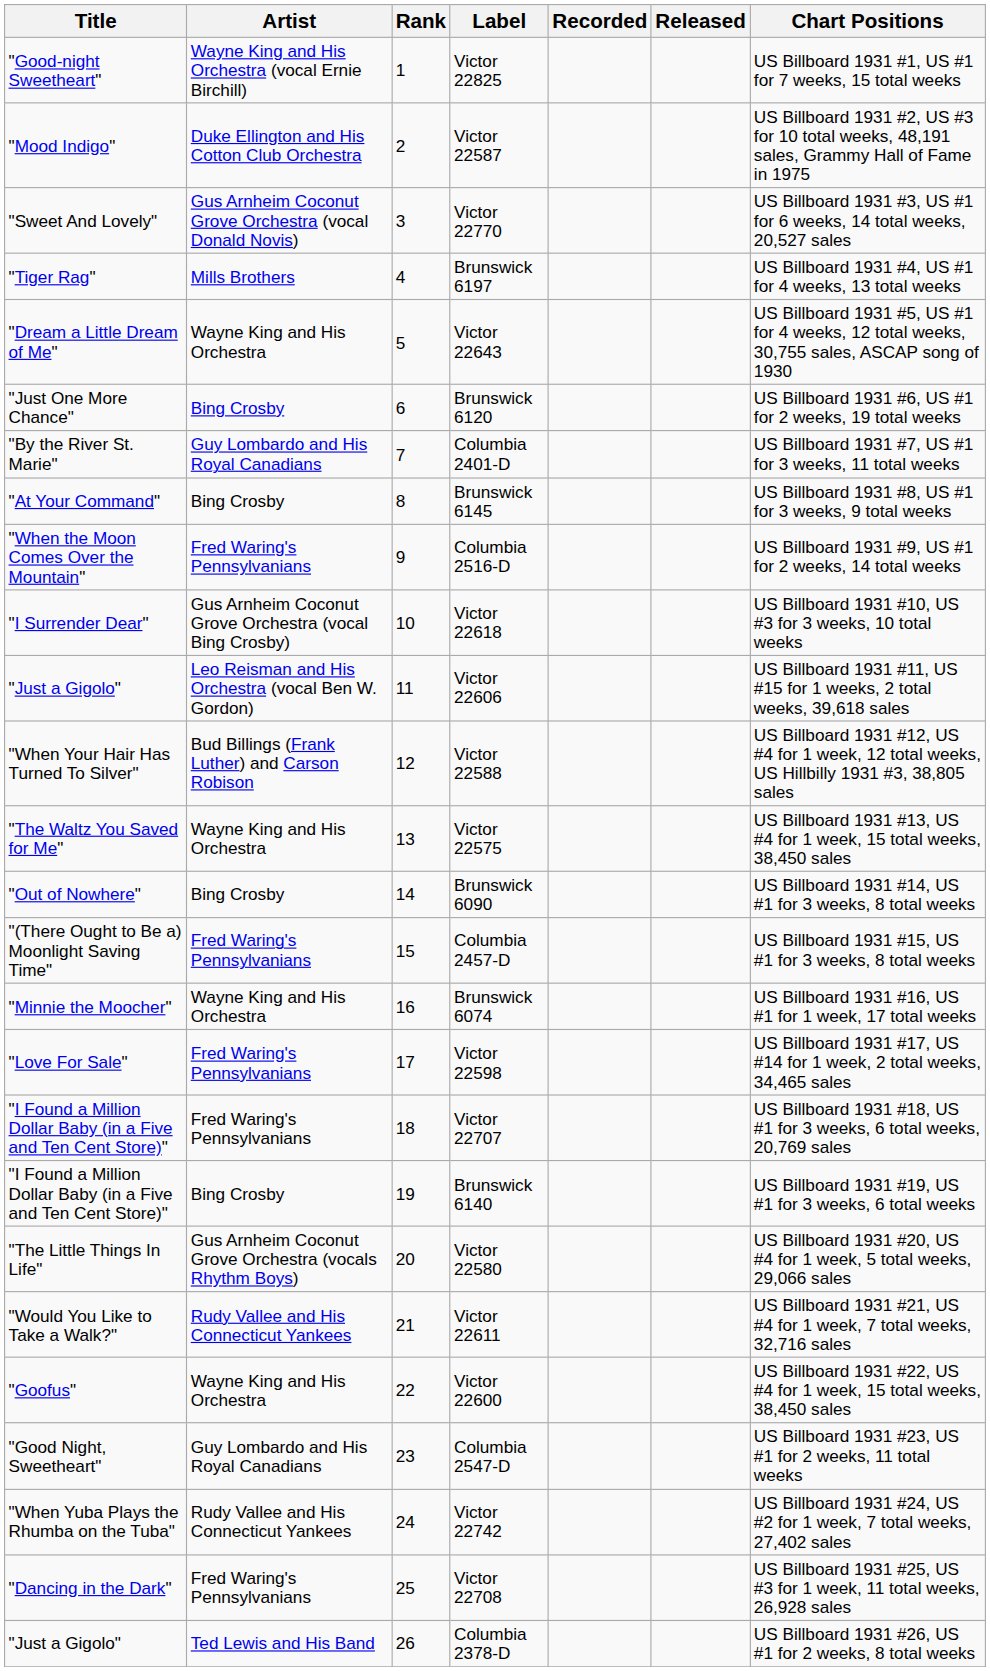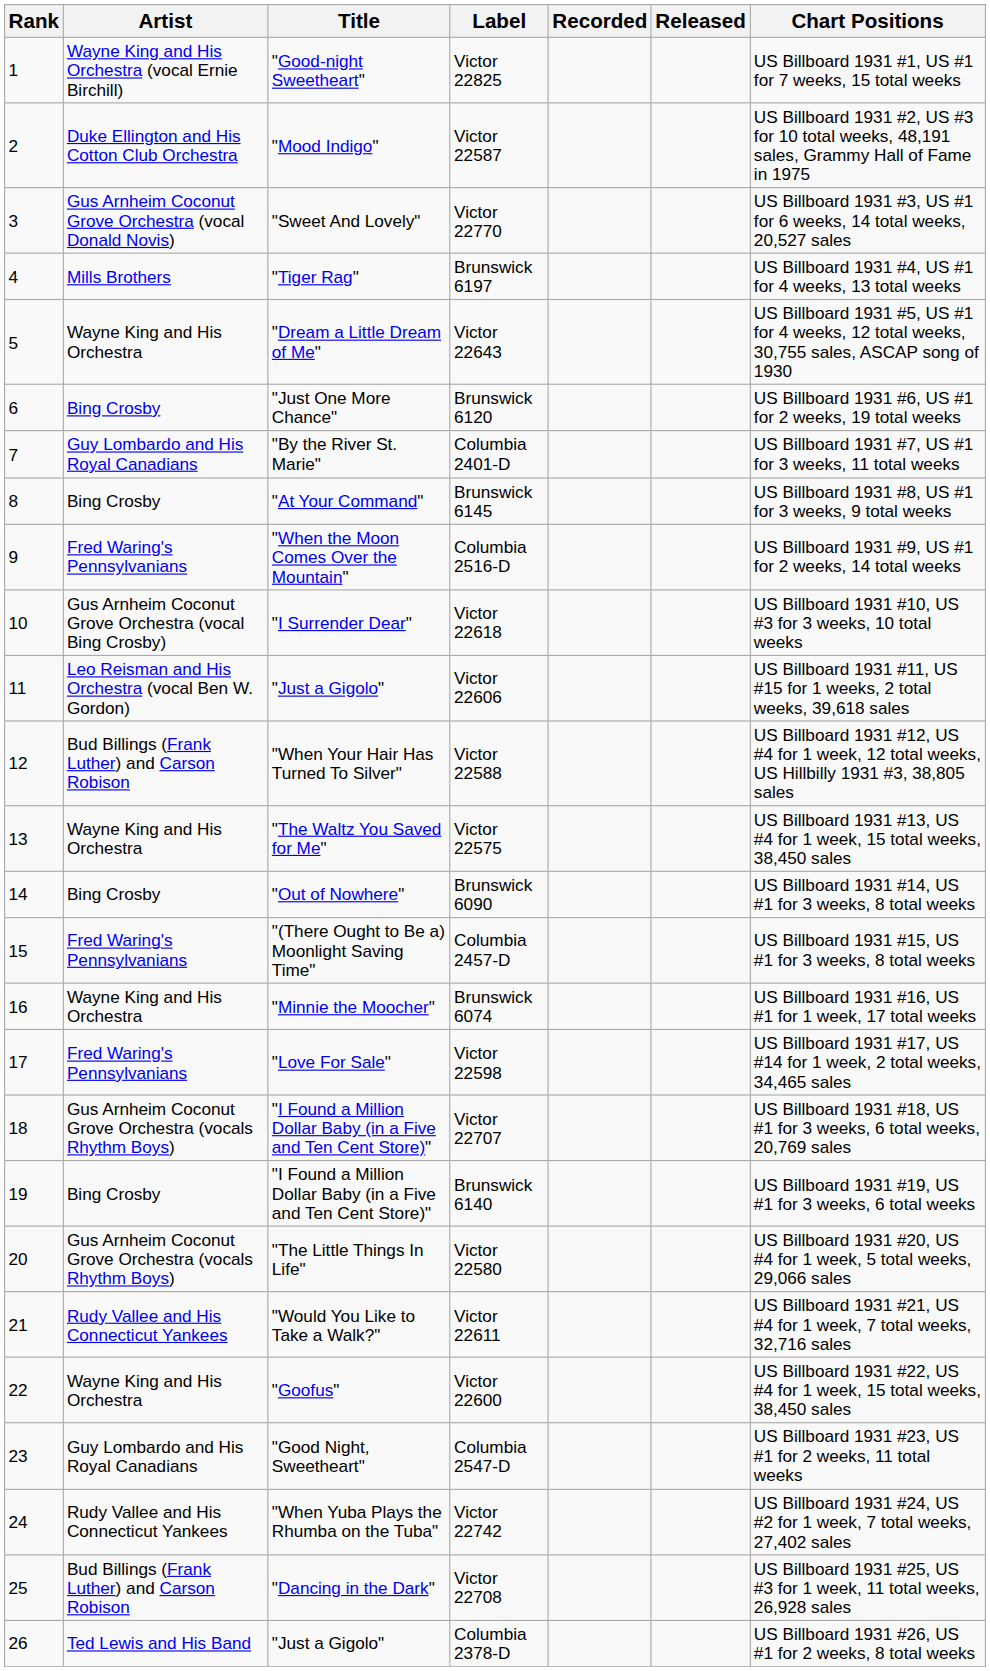columns swapped: (421, 21) <-> (96, 21)
(251, 1128) Fred Waring's Pennsylvanians -> (160, 1128) Gus Arnheim Coconut Grove Orchestra (vocals Rhythm Boys)
(251, 1587) Fred Waring's Pennsylvanians -> (141, 1587) Bud Billings (Frank Luther) and Carson Robison
